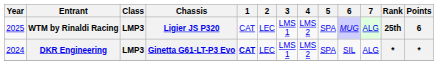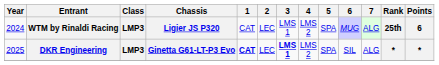(15, 28) 2025 -> (15, 28) 2024
(15, 50) 2024 -> (15, 50) 2025
(287, 50) normal -> (287, 50) bold
